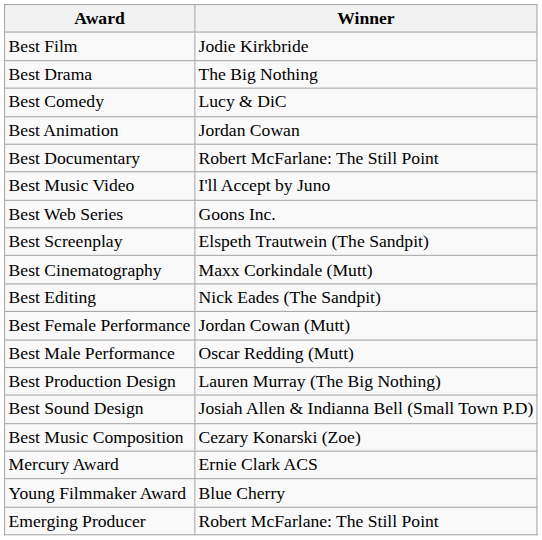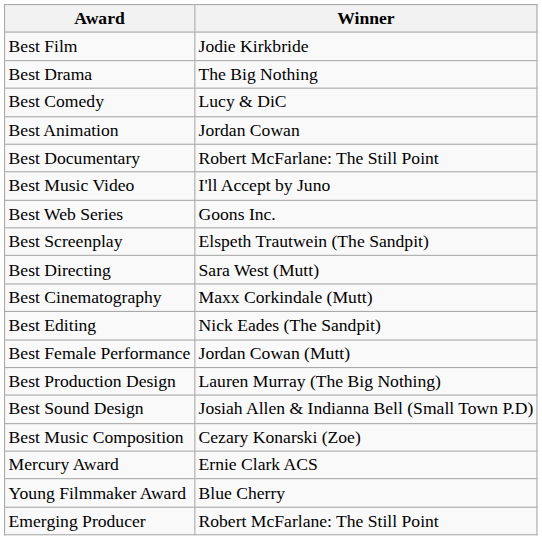+ row: (60, 269)
- row: (92, 353)
